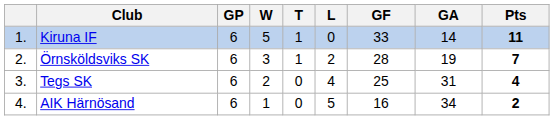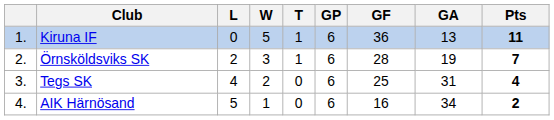columns swapped: (234, 15) <-> (331, 15)
(381, 37) 33 -> (381, 37) 36
(448, 37) 14 -> (448, 37) 13
